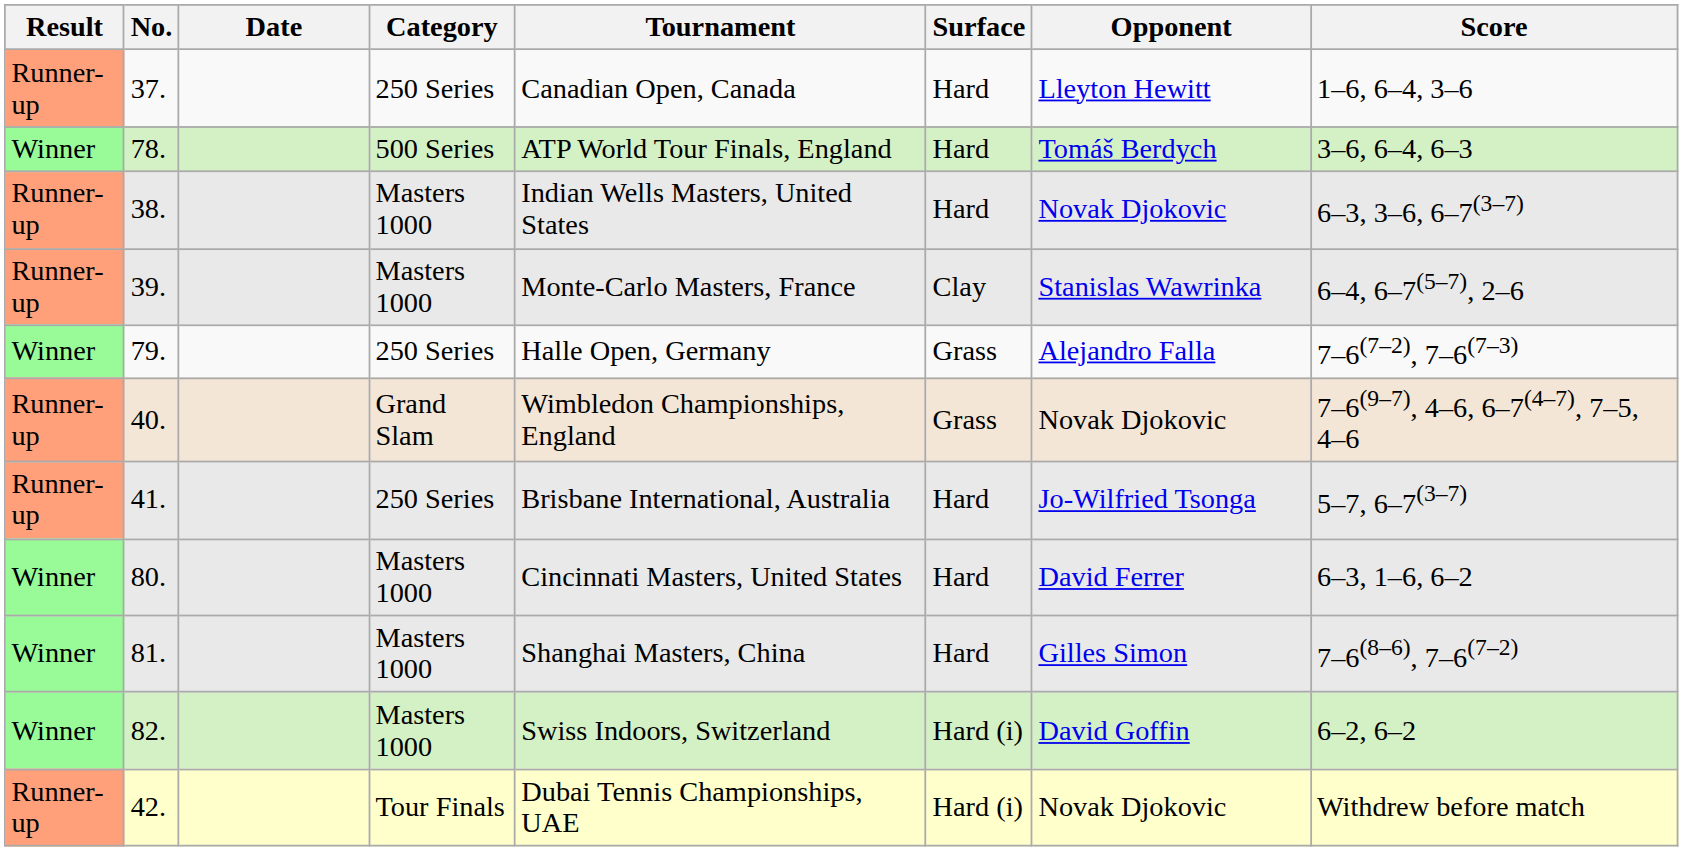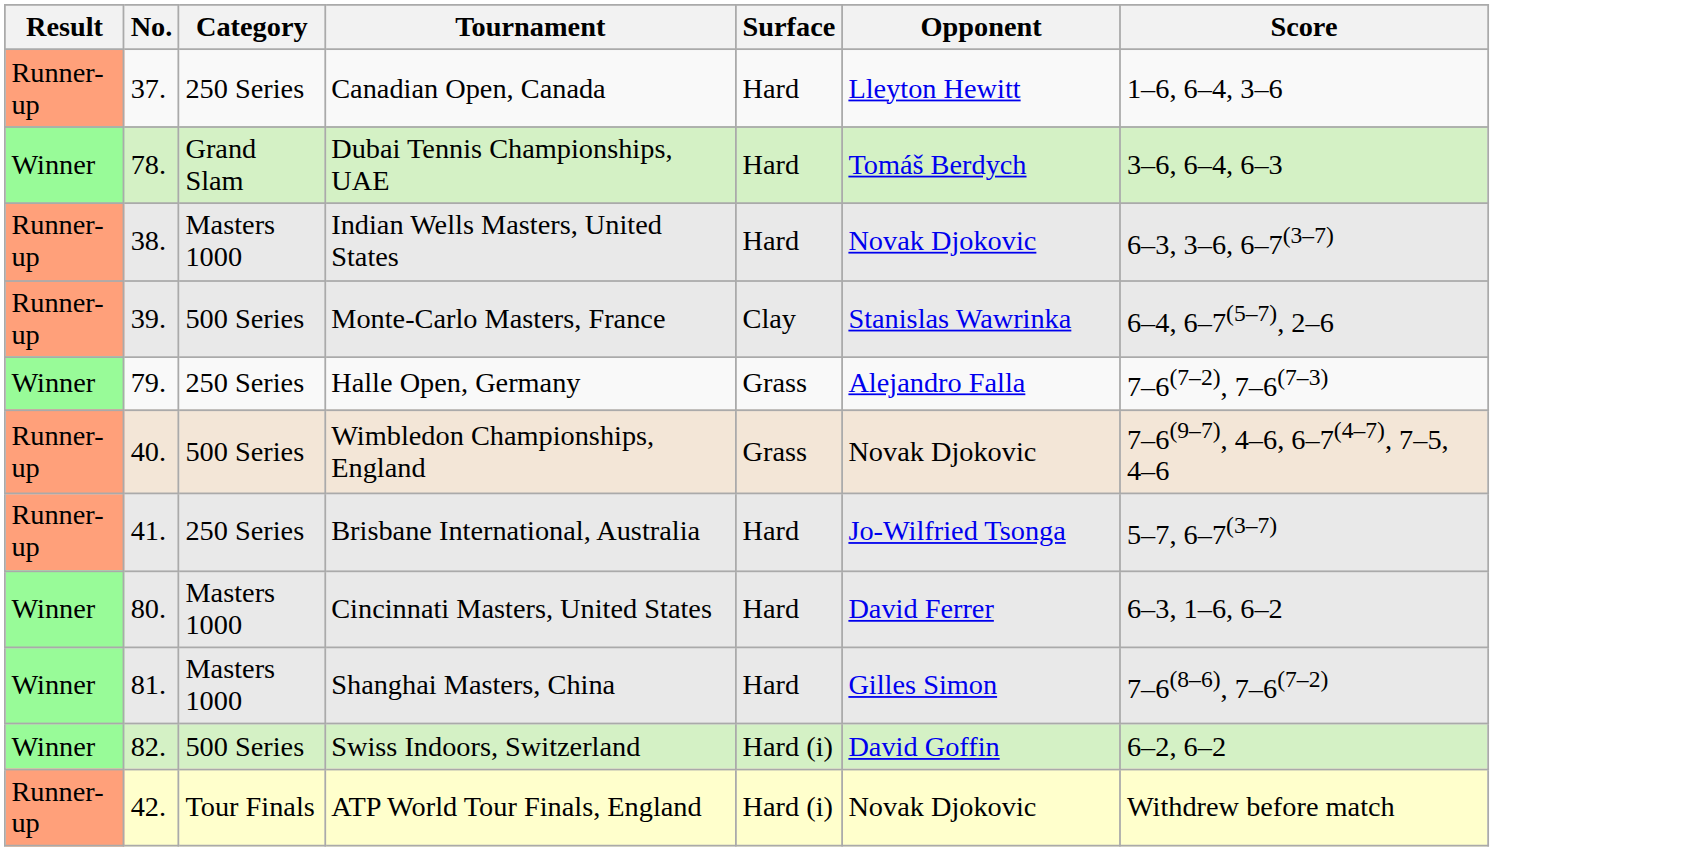- column: (274, 26)
(435, 148) 500 Series -> (221, 164) Grand Slam
(707, 148) ATP World Tour Finals, England -> (502, 164) Dubai Tennis Championships, UAE
(420, 286) Masters 1000 -> (245, 318) 500 Series
(411, 419) Grand Slam -> (245, 451) 500 Series
(420, 730) Masters 1000 -> (245, 746) 500 Series
(692, 807) Dubai Tennis Championships, UAE -> (516, 807) ATP World Tour Finals, England
